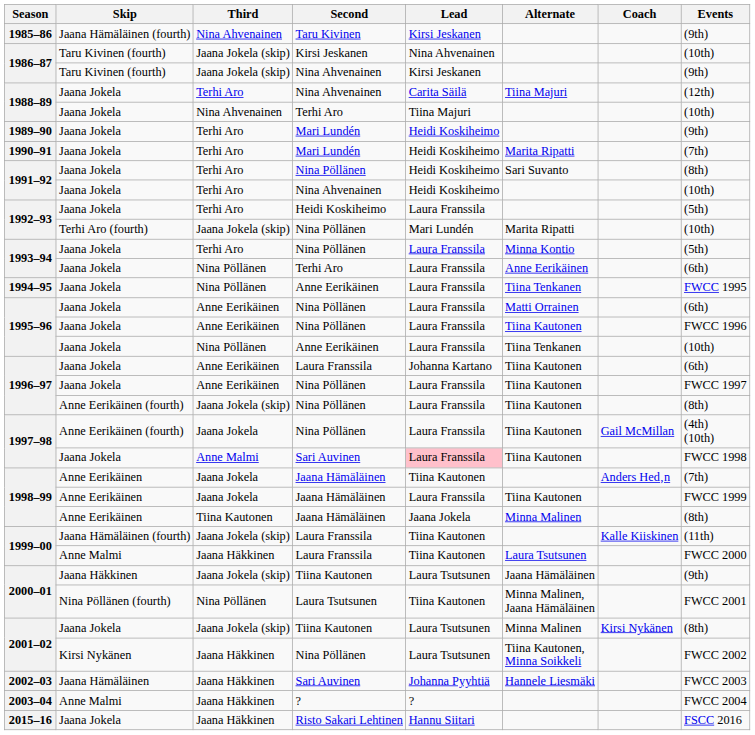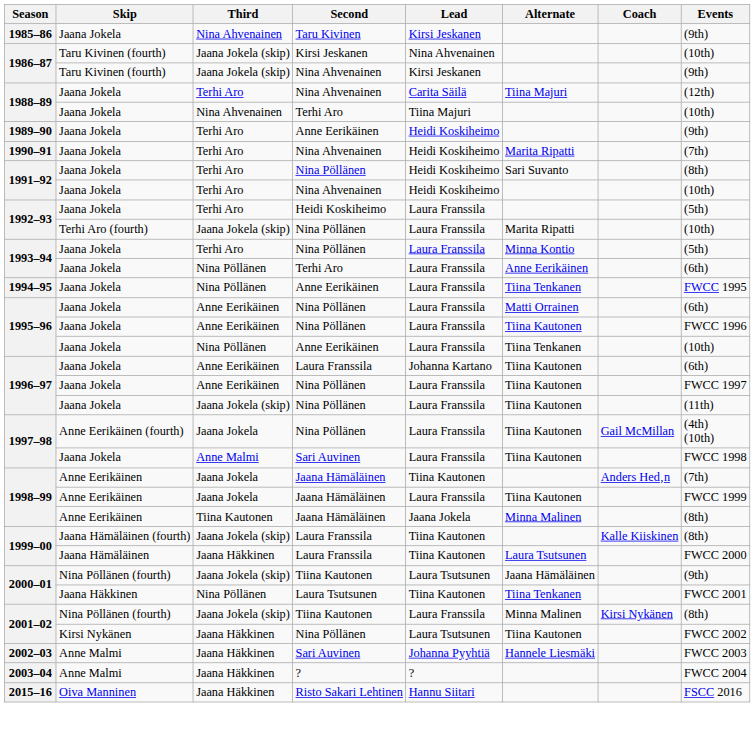(125, 33) Jaana Hämäläinen (fourth) -> (90, 33) Jaana Jokela
(328, 131) Mari Lundén -> (337, 131) Anne Eerikäinen
(328, 151) Mari Lundén -> (338, 151) Nina Ahvenainen
(441, 229) Mari Lundén -> (447, 229) Laura Franssila
(121, 405) Anne Eerikäinen (fourth) -> (90, 405) Jaana Jokela
(696, 405) (8th) -> (699, 405) (11th)
(447, 457) pink background -> (447, 457) no background
(699, 536) (11th) -> (696, 536) (8th)
(90, 555) Anne Malmi -> (104, 555) Jaana Hämäläinen
(98, 575) Jaana Häkkinen -> (115, 575) Nina Pöllänen (fourth)
(115, 601) Nina Pöllänen (fourth) -> (98, 594) Jaana Häkkinen
(550, 601) Minna Malinen, Jaana Hämäläinen -> (543, 594) Tiina Tenkanen
(90, 628) Jaana Jokela -> (115, 614) Nina Pöllänen (fourth)
(449, 628) Laura Tsutsunen -> (447, 614) Laura Franssila
(545, 654) Tiina Kautonen, Minna Soikkeli -> (543, 633) Tiina Kautonen
(104, 681) Jaana Hämäläinen -> (90, 653) Anne Malmi
(90, 720) Jaana Jokela -> (98, 692) Oiva Manninen
